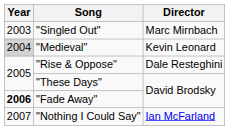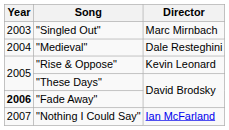(19, 47) lightgrey background -> (19, 47) no background
(181, 47) Kevin Leonard -> (184, 47) Dale Resteghini
(184, 64) Dale Resteghini -> (181, 64) Kevin Leonard
